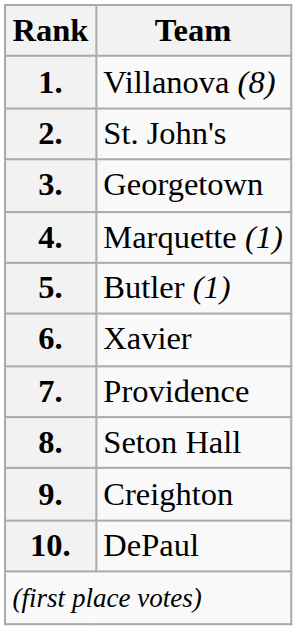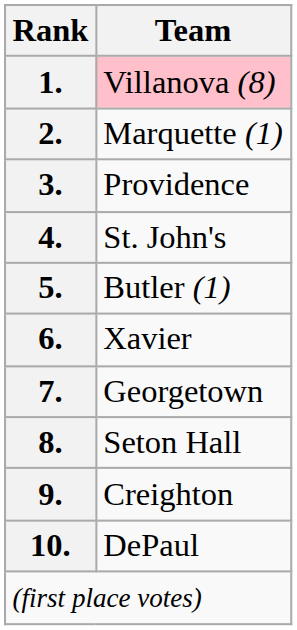(189, 81) no background -> (189, 81) pink background
(165, 133) St. John's -> (193, 133) Marquette (1)
(183, 184) Georgetown -> (176, 184) Providence
(193, 236) Marquette (1) -> (165, 236) St. John's
(176, 390) Providence -> (183, 390) Georgetown
